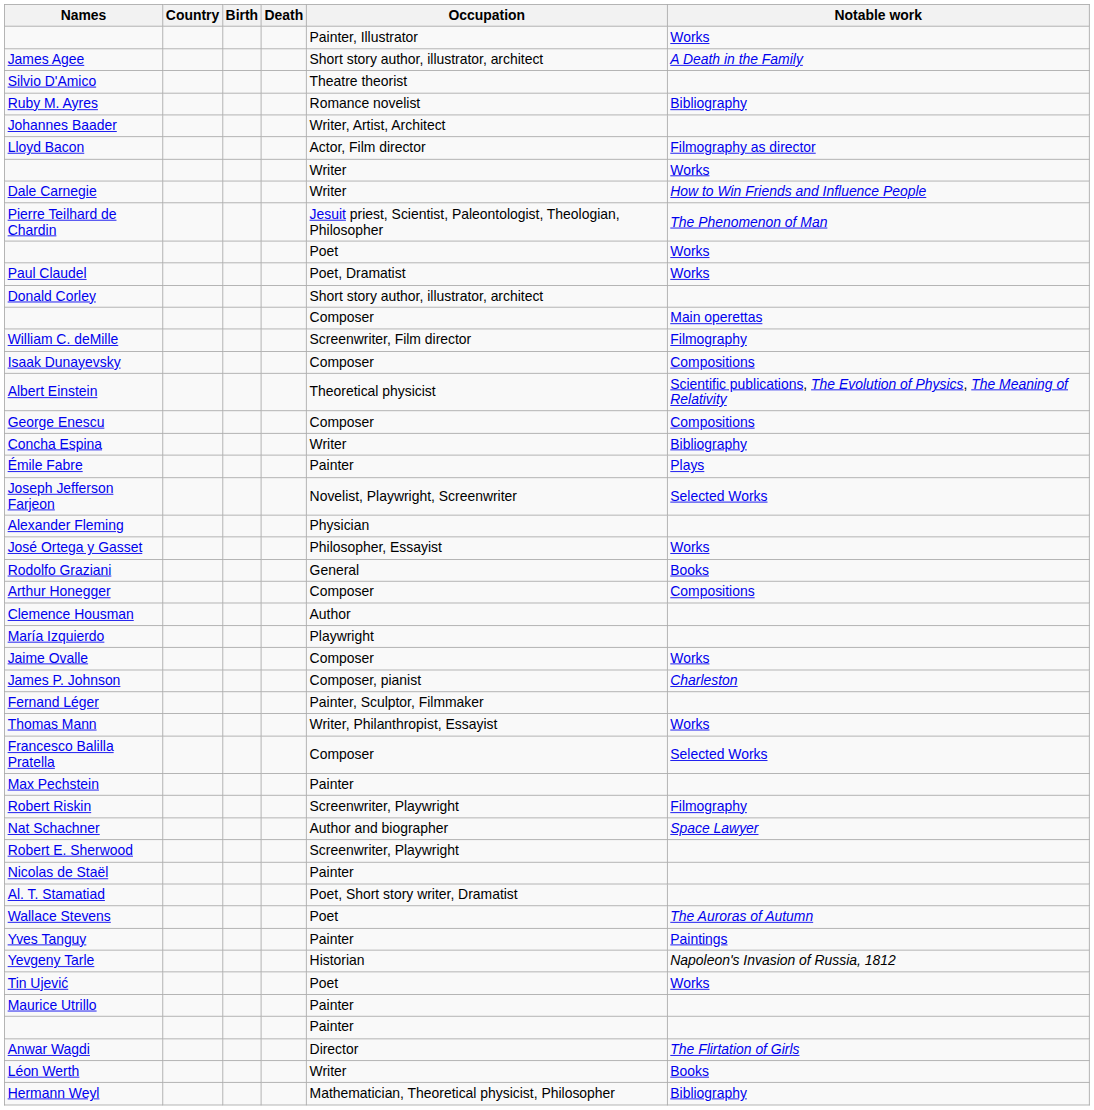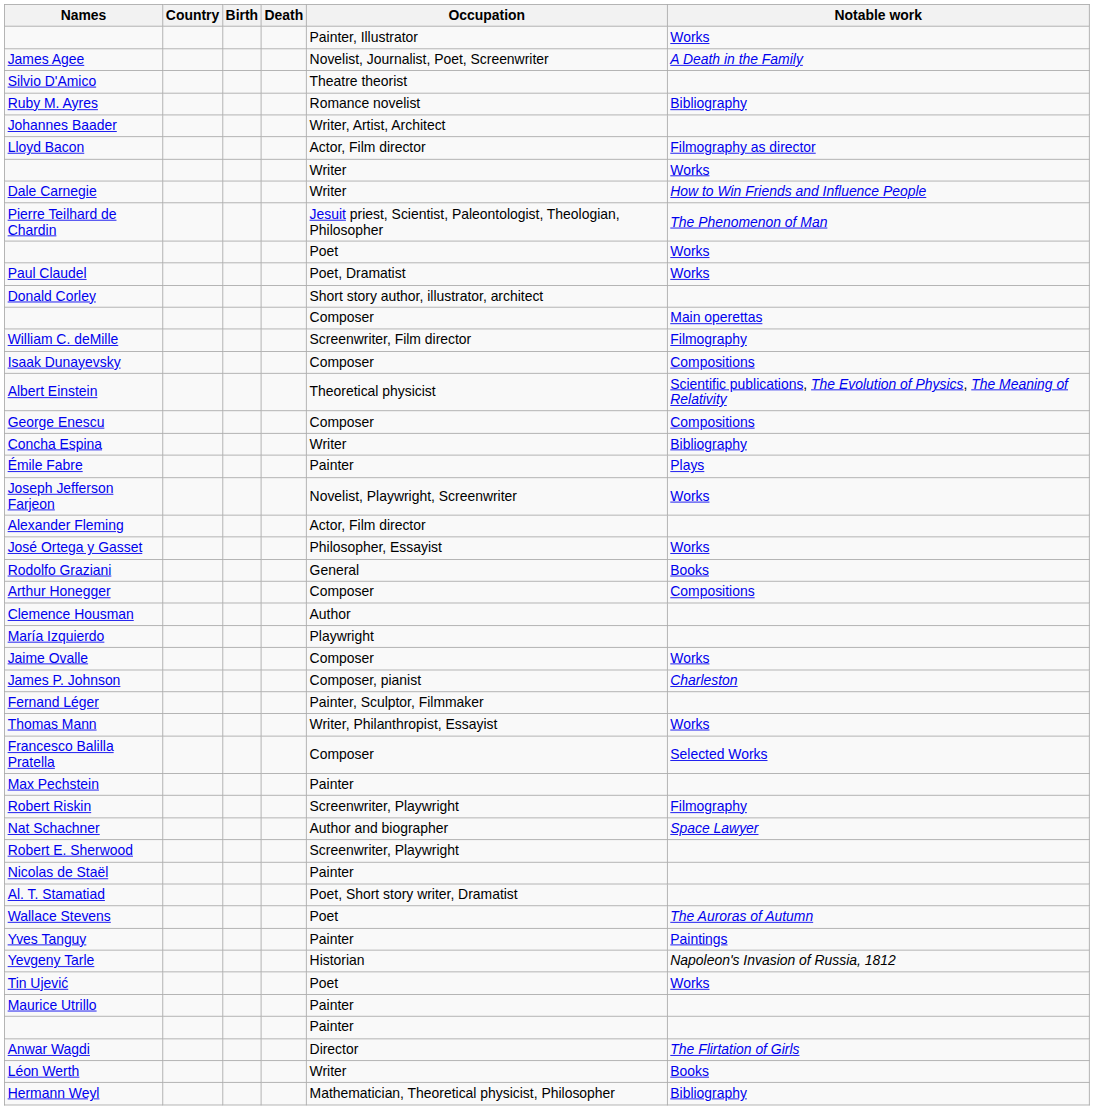(426, 59) Short story author, illustrator, architect -> (429, 59) Novelist, Journalist, Poet, Screenwriter
(719, 496) Selected Works -> (690, 496) Works
(339, 526) Physician -> (368, 526) Actor, Film director
